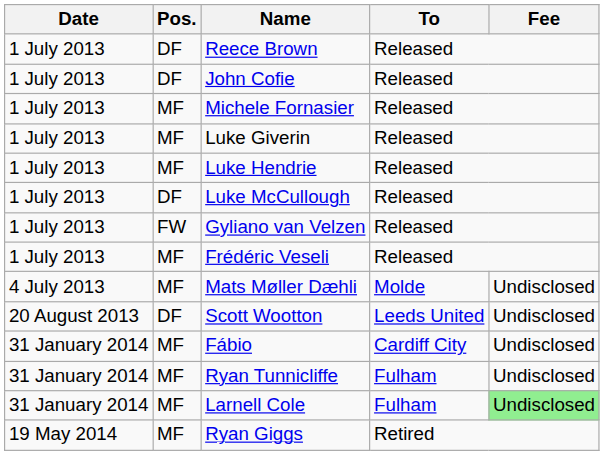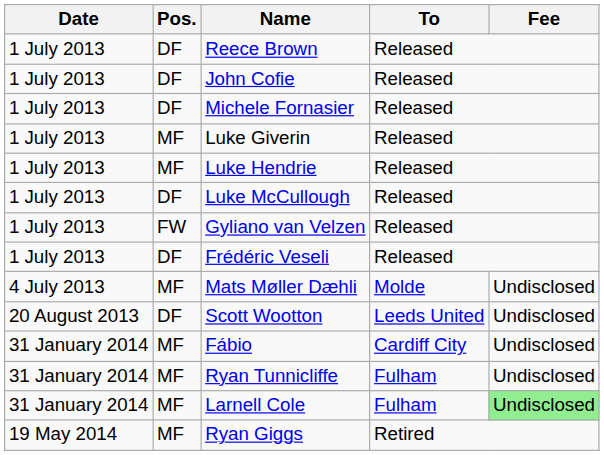(171, 108) MF -> (169, 108) DF
(171, 256) MF -> (169, 256) DF
